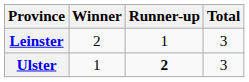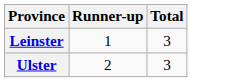- column: (97, 16)
(164, 64) bold -> (108, 64) normal
